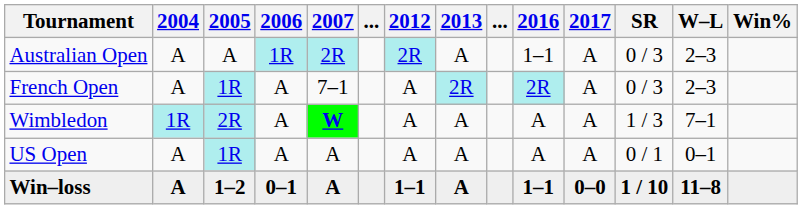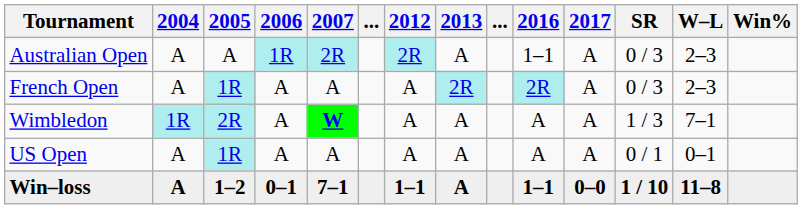(333, 87) 7–1 -> (333, 87) A
(333, 187) A -> (333, 187) 7–1
